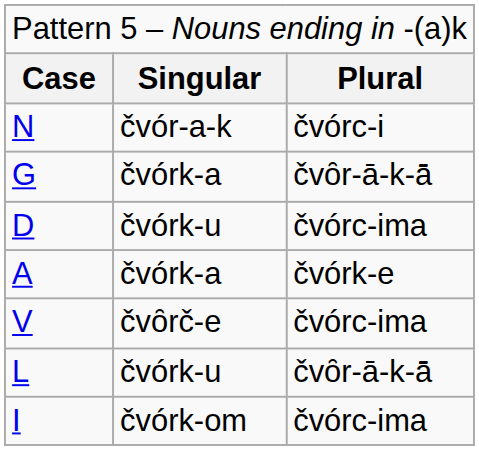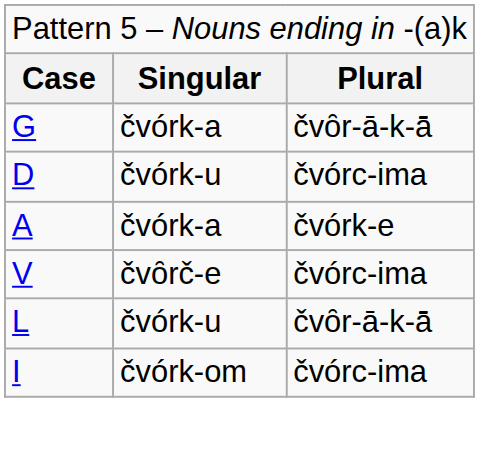- row: (23, 126)
